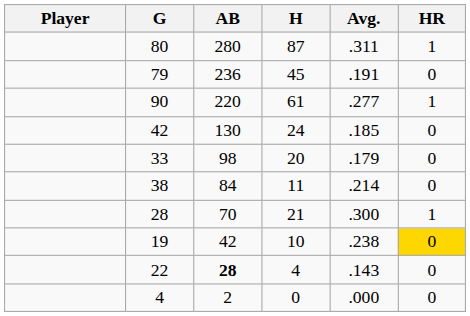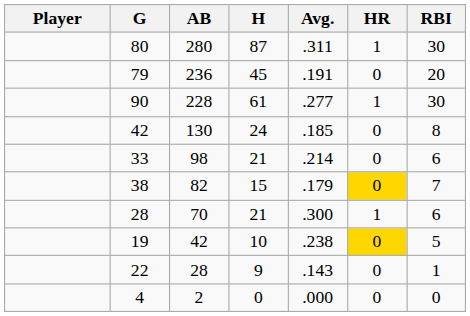+ column: (436, 18)
(228, 102) 220 -> (199, 102) 228
(296, 158) 20 -> (258, 158) 21
(364, 158) .179 -> (318, 158) .214
(228, 185) 84 -> (199, 185) 82
(296, 185) 11 -> (258, 185) 15
(364, 185) .214 -> (318, 185) .179
(432, 185) no background -> (377, 185) gold background
(228, 269) bold -> (199, 269) normal
(296, 269) 4 -> (258, 269) 9
